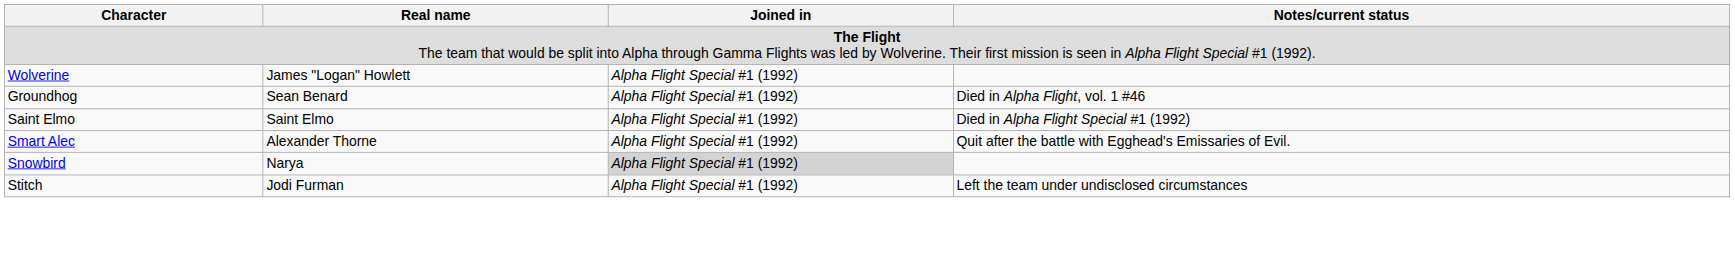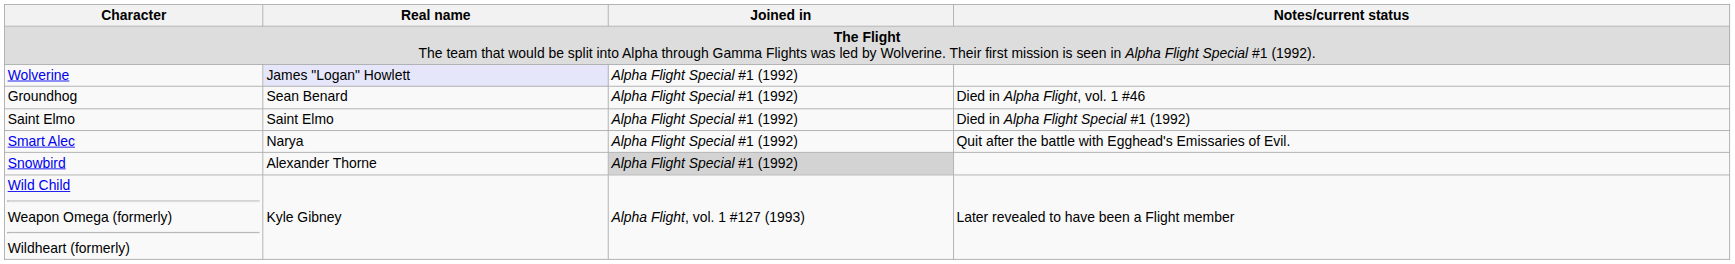(338, 75) no background -> (338, 75) lavender background
(322, 141) Alexander Thorne -> (285, 141) Narya
(285, 163) Narya -> (322, 163) Alexander Thorne
- row: (25, 185)
+ row: (134, 217)
